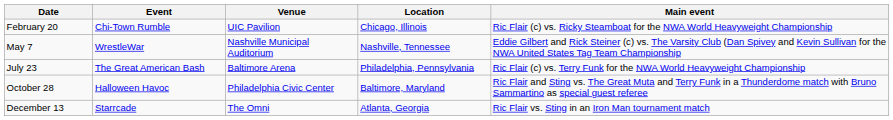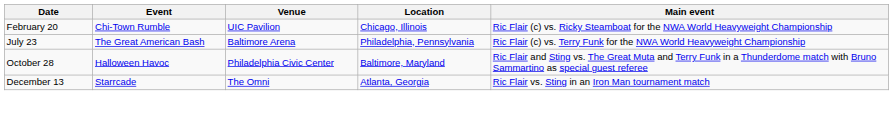- row: (20, 47)
